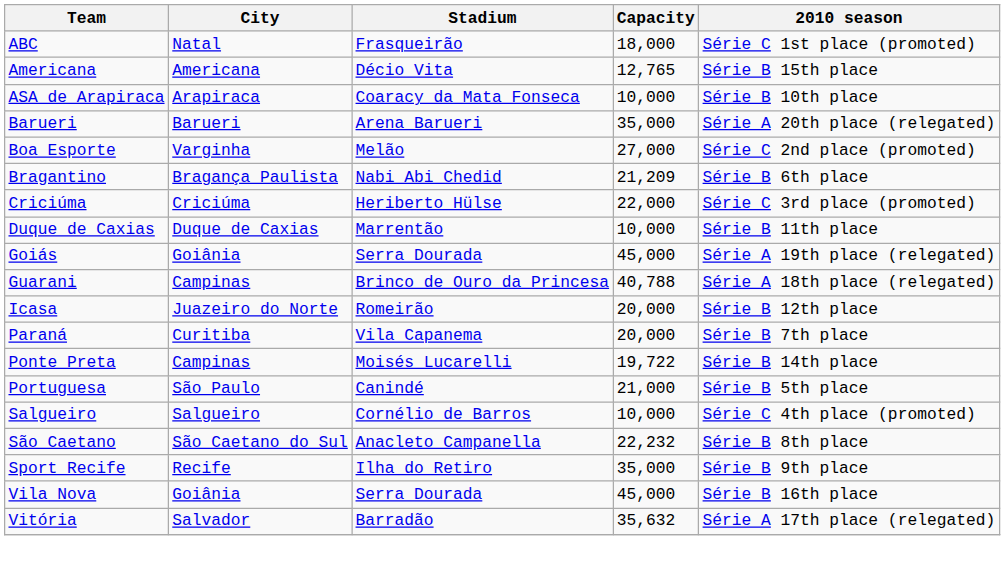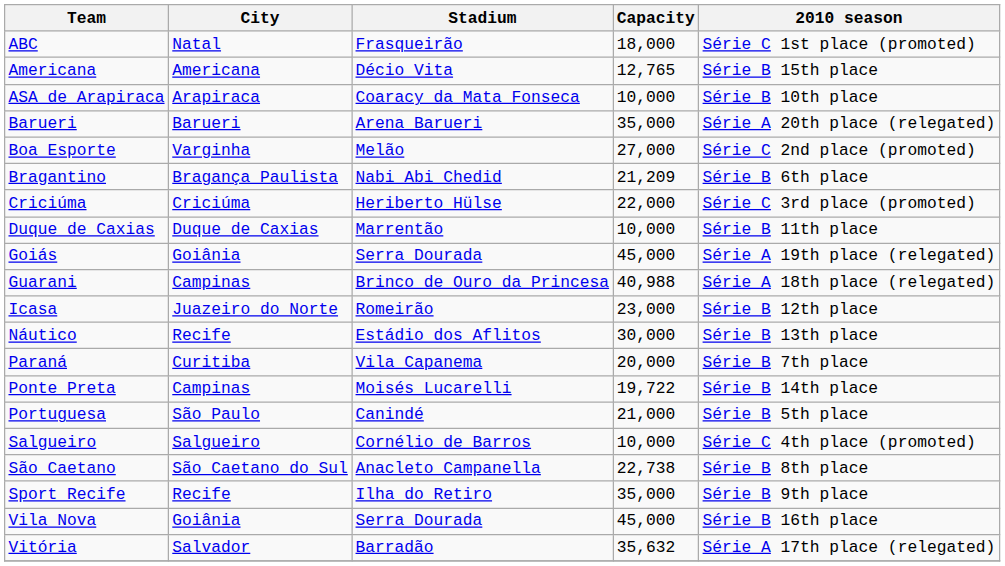(646, 283) 40,788 -> (646, 283) 40,988
(646, 309) 20,000 -> (646, 309) 23,000
+ row: (43, 336)
(646, 442) 22,232 -> (646, 468) 22,738
